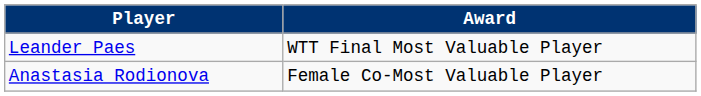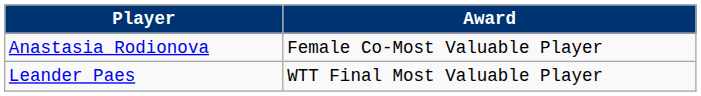rows swapped: (109, 76) <-> (72, 48)
